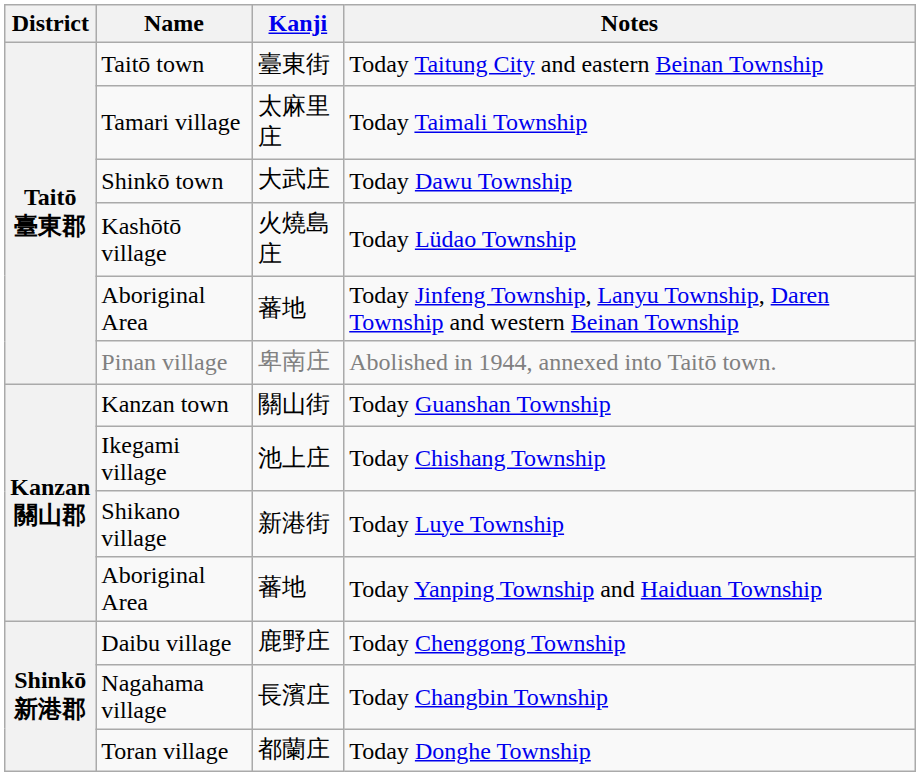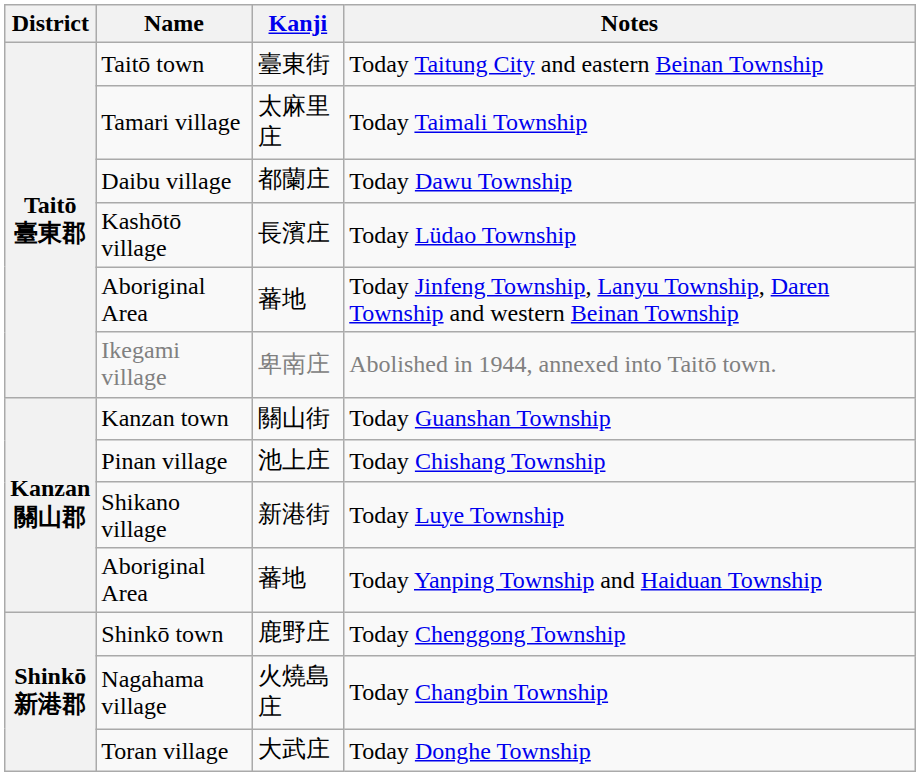(162, 180) Shinkō town -> (166, 180) Daibu village
(294, 179) 大武庄 -> (294, 179) 都蘭庄
(294, 238) 火燒島庄 -> (294, 233) 長濱庄
(164, 362) Pinan village -> (141, 364) Ikegami village
(141, 458) Ikegami village -> (164, 460) Pinan village
(166, 642) Daibu village -> (162, 633) Shinkō town
(294, 695) 長濱庄 -> (294, 691) 火燒島庄
(294, 749) 都蘭庄 -> (294, 749) 大武庄
